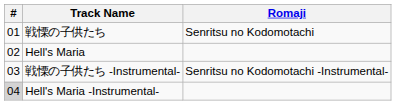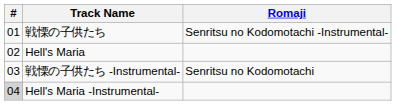(250, 32) Senritsu no Kodomotachi -> (287, 32) Senritsu no Kodomotachi -Instrumental-
(287, 71) Senritsu no Kodomotachi -Instrumental- -> (250, 71) Senritsu no Kodomotachi
